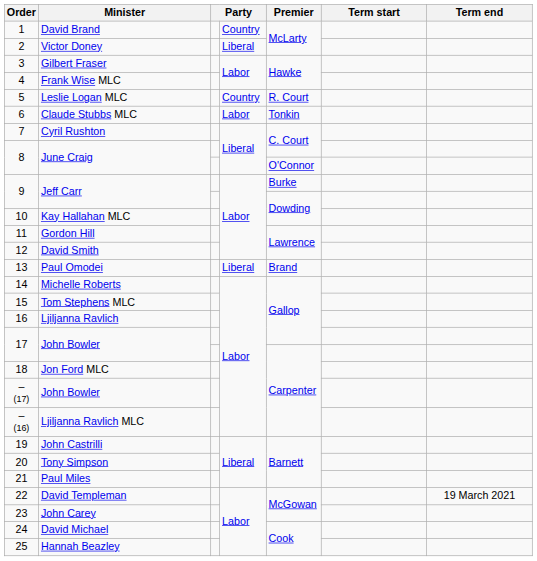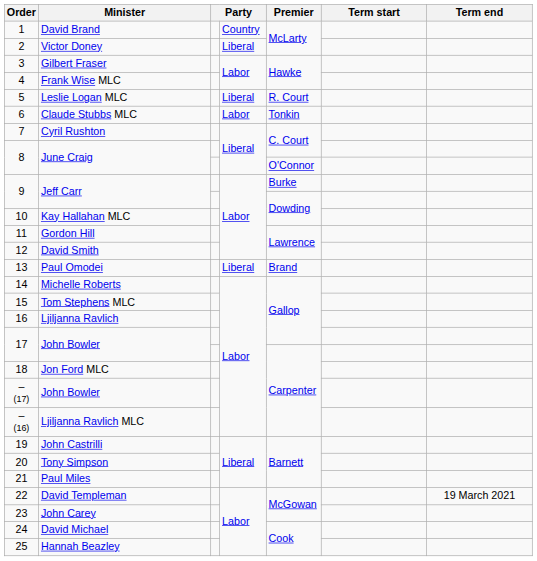(241, 98) Country -> (238, 98) Liberal
